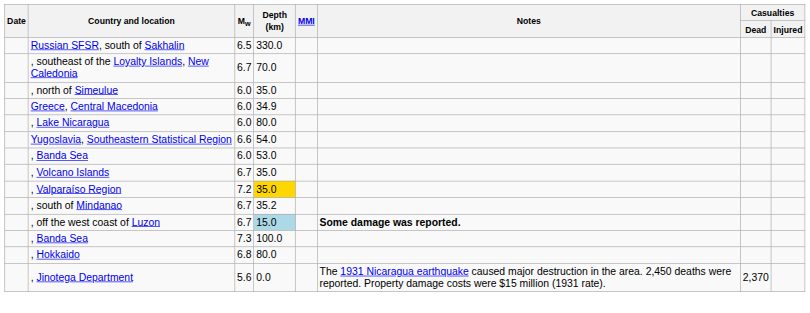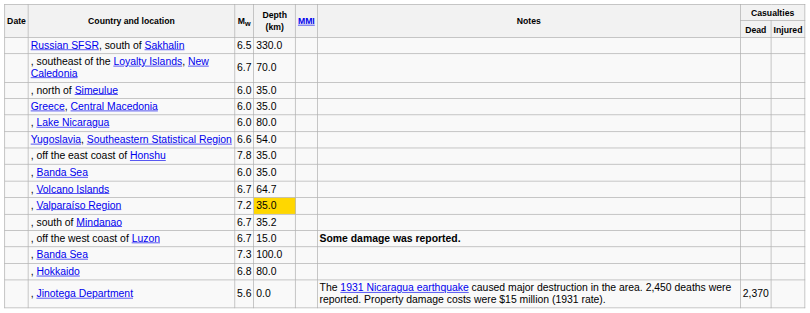(266, 106) 34.9 -> (266, 106) 35.0
+ row: (98, 156)
(266, 156) 53.0 -> (266, 172) 35.0
(266, 172) 35.0 -> (266, 189) 64.7
(266, 222) lightblue background -> (266, 238) no background
